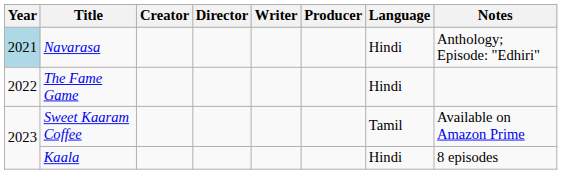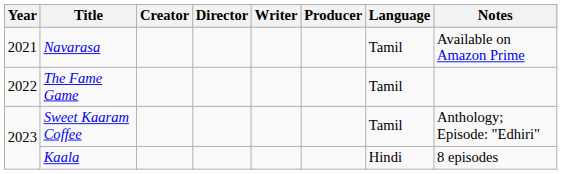(22, 47) lightblue background -> (22, 47) no background
(385, 47) Hindi -> (386, 47) Tamil
(488, 47) Anthology; Episode: "Edhiri" -> (481, 47) Available on Amazon Prime
(385, 86) Hindi -> (386, 86) Tamil
(481, 126) Available on Amazon Prime -> (488, 126) Anthology; Episode: "Edhiri"
